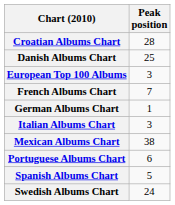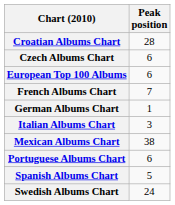+ row: (67, 58)
- row: (67, 58)
(149, 74) 3 -> (149, 74) 6
